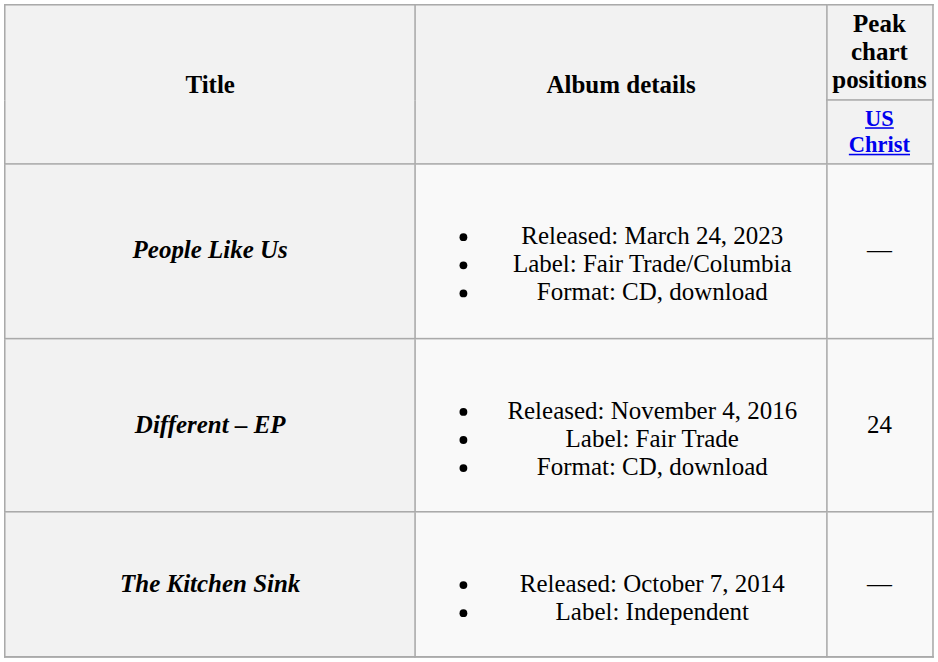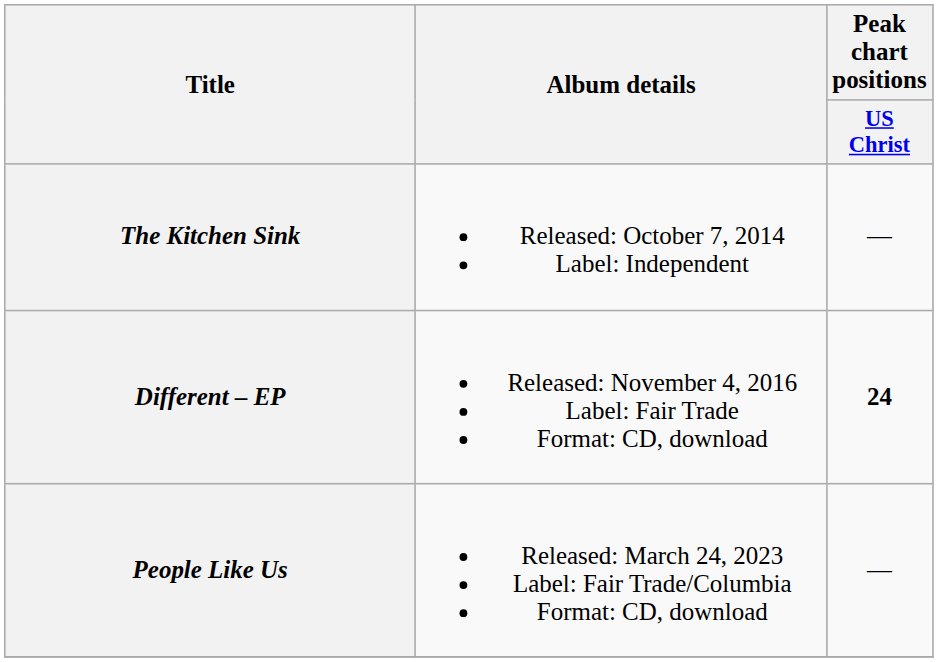rows swapped: (210, 584) <-> (210, 250)
(879, 424) normal -> (879, 396) bold
